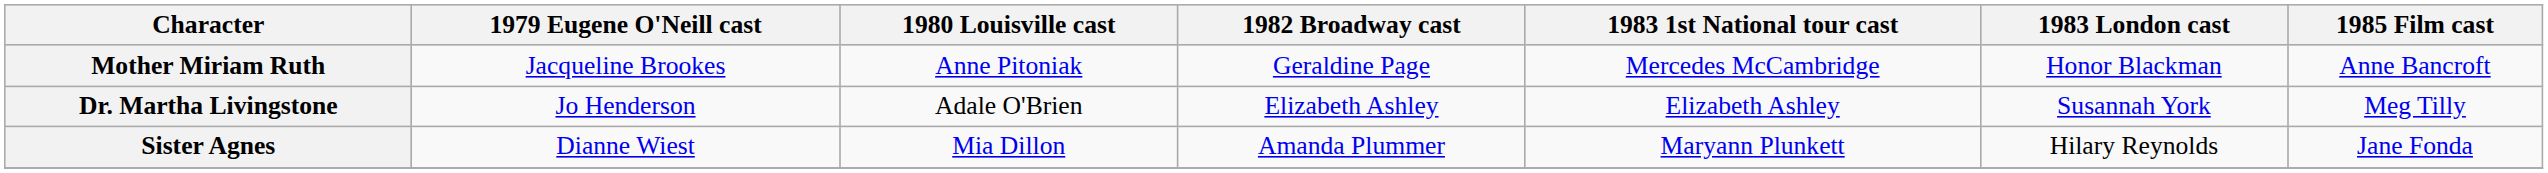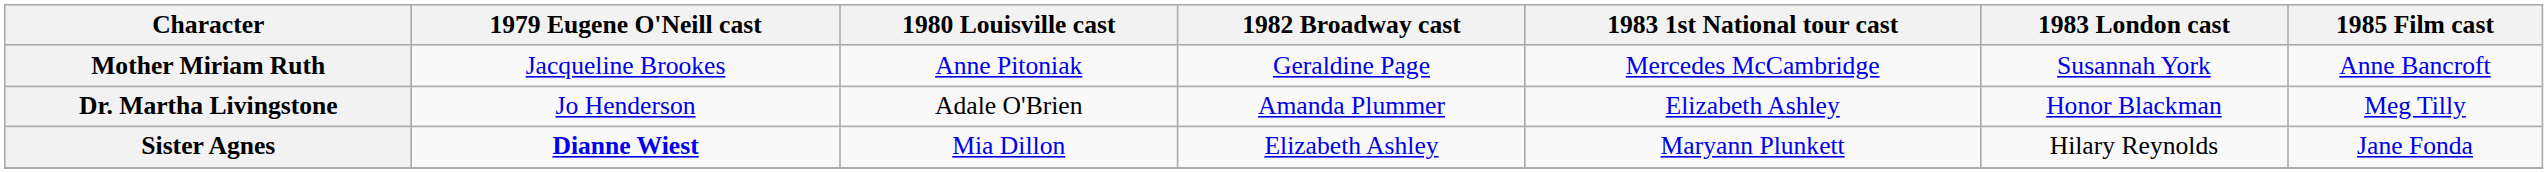(2134, 65) Honor Blackman -> (2134, 65) Susannah York
(1351, 106) Elizabeth Ashley -> (1351, 106) Amanda Plummer
(2134, 106) Susannah York -> (2134, 106) Honor Blackman
(626, 146) normal -> (626, 146) bold
(1351, 146) Amanda Plummer -> (1351, 146) Elizabeth Ashley
